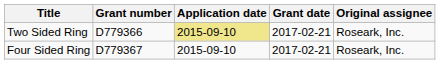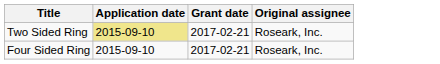- column: (134, 13)
